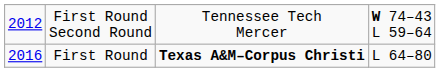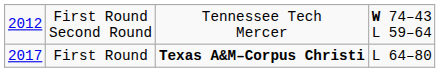(25, 56) 2016 -> (25, 56) 2017
